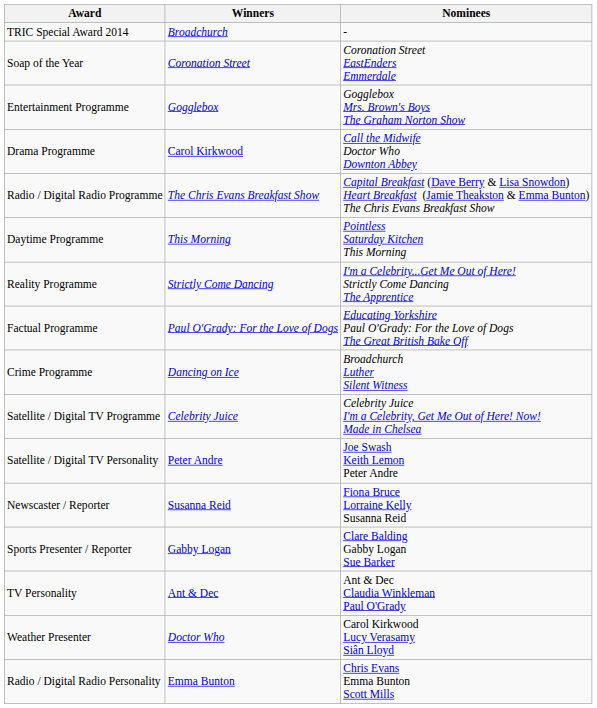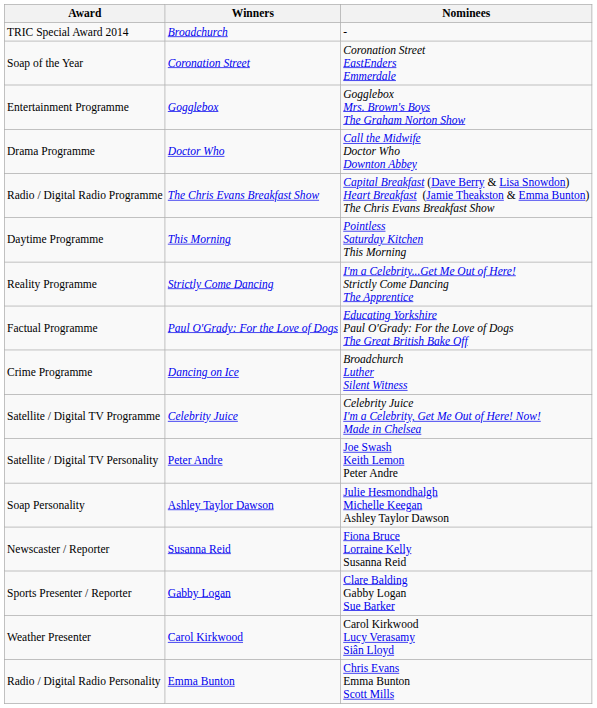(205, 151) Carol Kirkwood -> (196, 151) Doctor Who
+ row: (46, 505)
- row: (42, 593)
(196, 637) Doctor Who -> (205, 637) Carol Kirkwood
